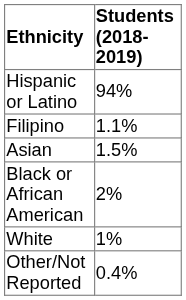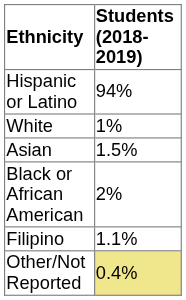rows swapped: (30, 238) <-> (35, 125)
(117, 272) no background -> (117, 272) khaki background
